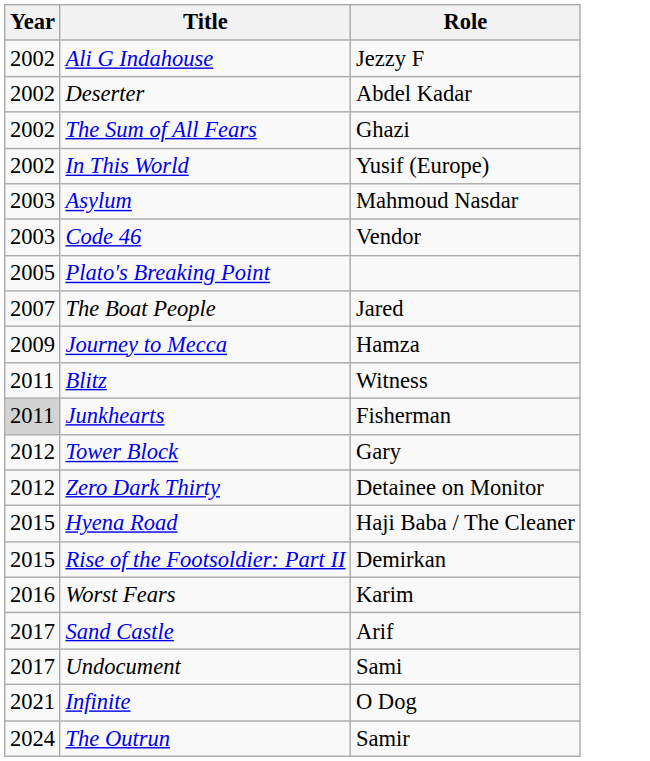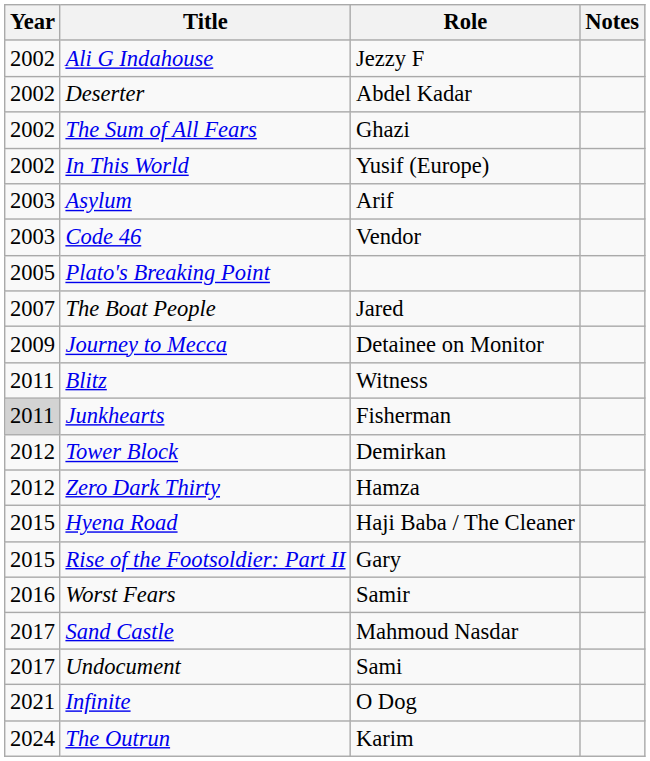+ column: (612, 22)
(437, 201) Mahmoud Nasdar -> (375, 201) Arif
(388, 344) Hamza -> (450, 344) Detainee on Monitor
(378, 451) Gary -> (401, 451) Demirkan
(450, 487) Detainee on Monitor -> (388, 487) Hamza
(401, 559) Demirkan -> (378, 559) Gary
(385, 594) Karim -> (383, 594) Samir
(375, 630) Arif -> (437, 630) Mahmoud Nasdar
(383, 737) Samir -> (385, 737) Karim
